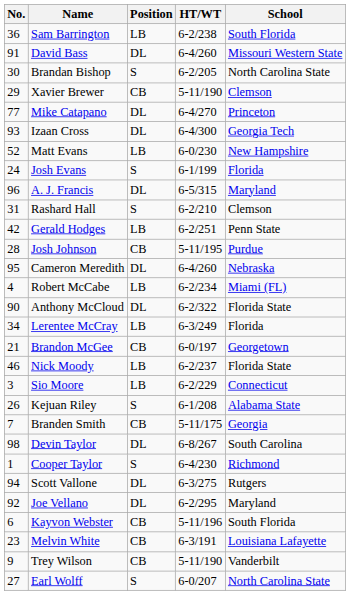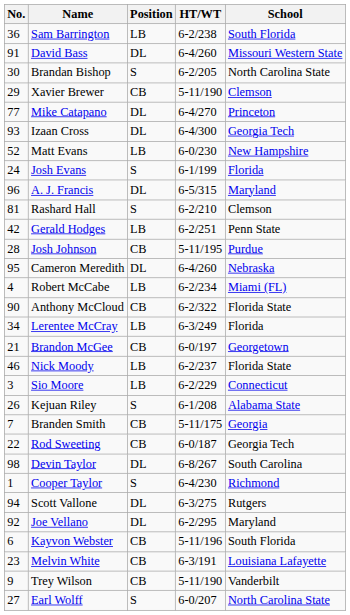(13, 209) 31 -> (13, 209) 81
(138, 307) DL -> (138, 307) CB
+ row: (66, 444)
